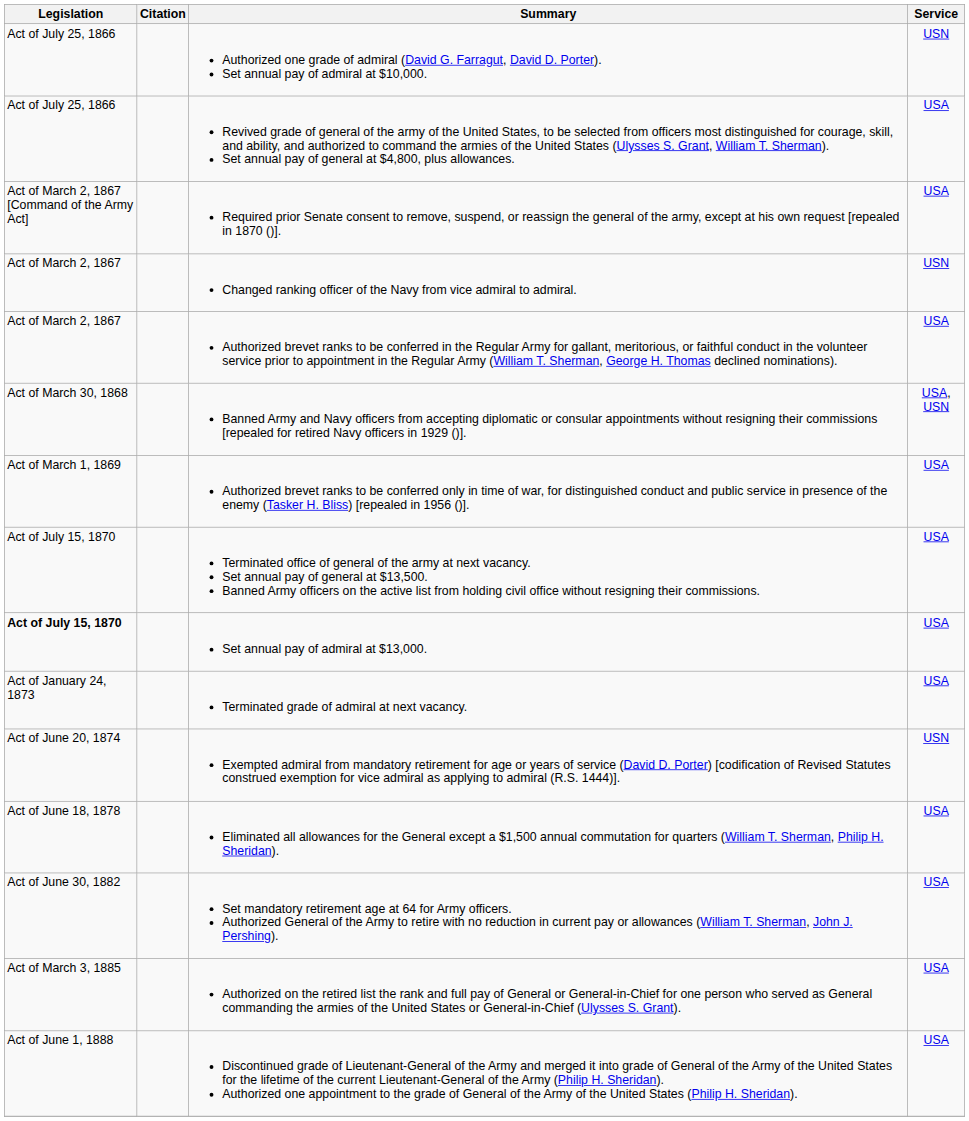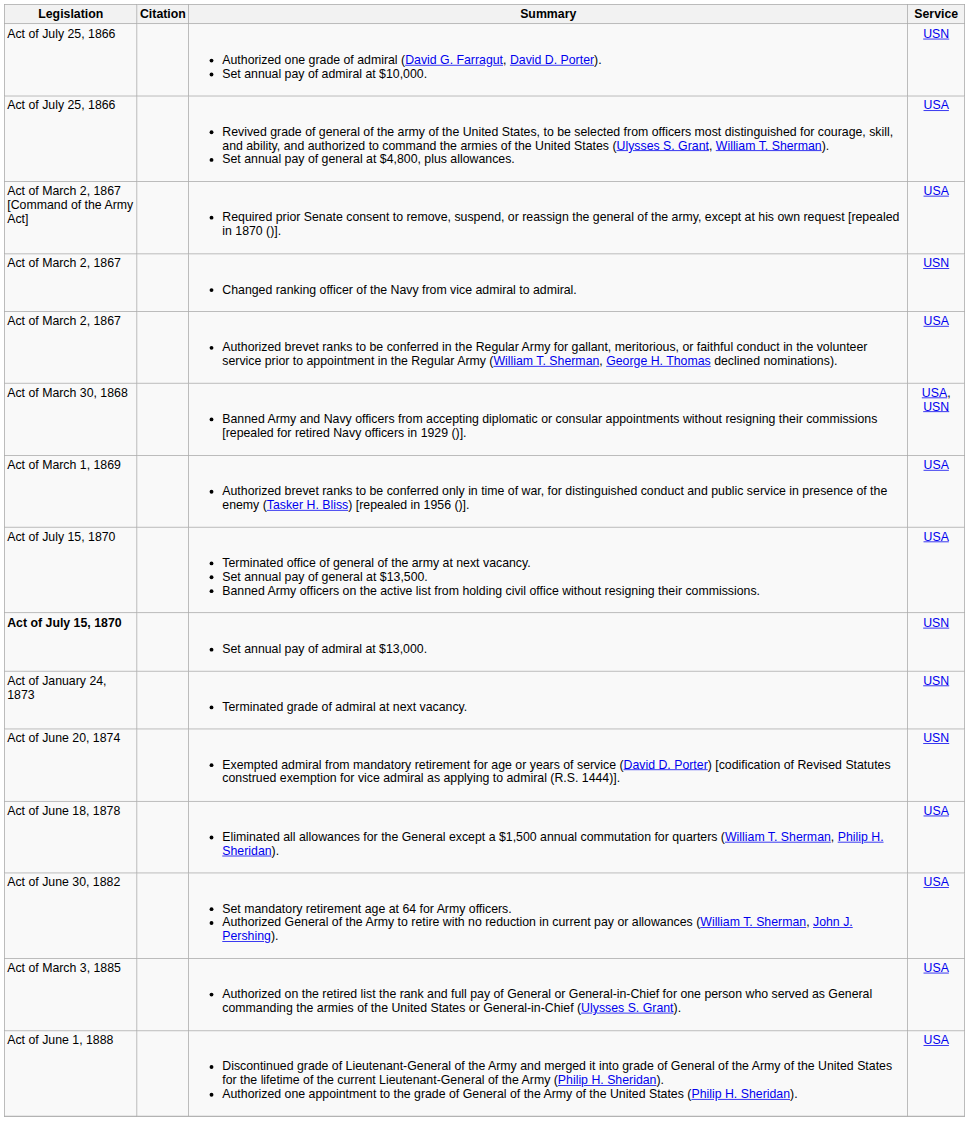(936, 622) USA -> (936, 622) USN
(936, 680) USA -> (936, 680) USN
